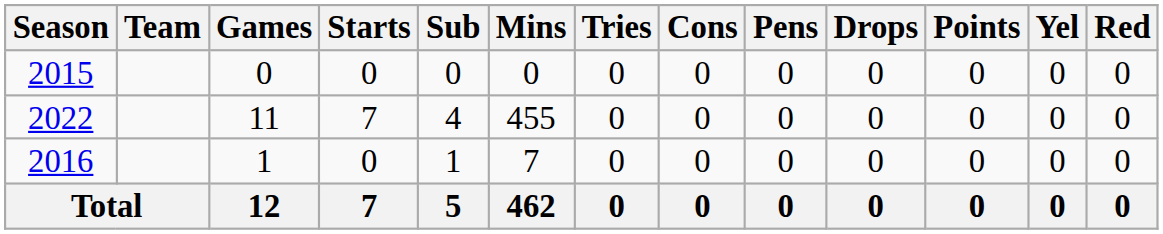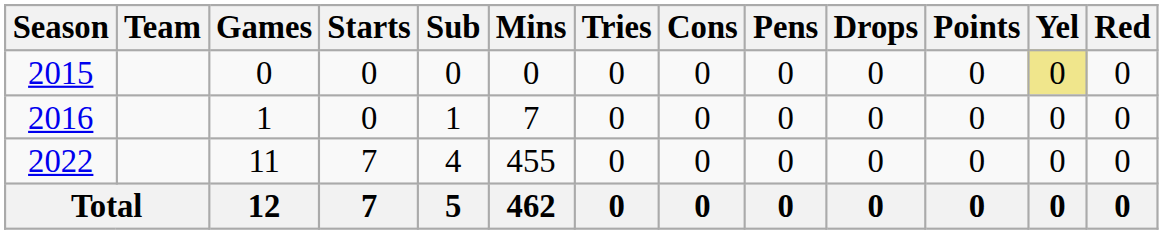(1057, 71) no background -> (1057, 71) khaki background
rows swapped: (61, 161) <-> (61, 116)
